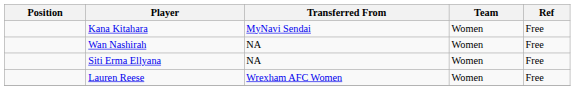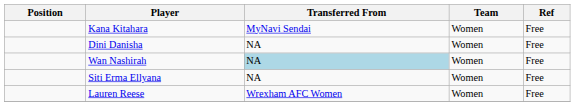+ row: (115, 45)
(254, 45) no background -> (254, 61) lightblue background
